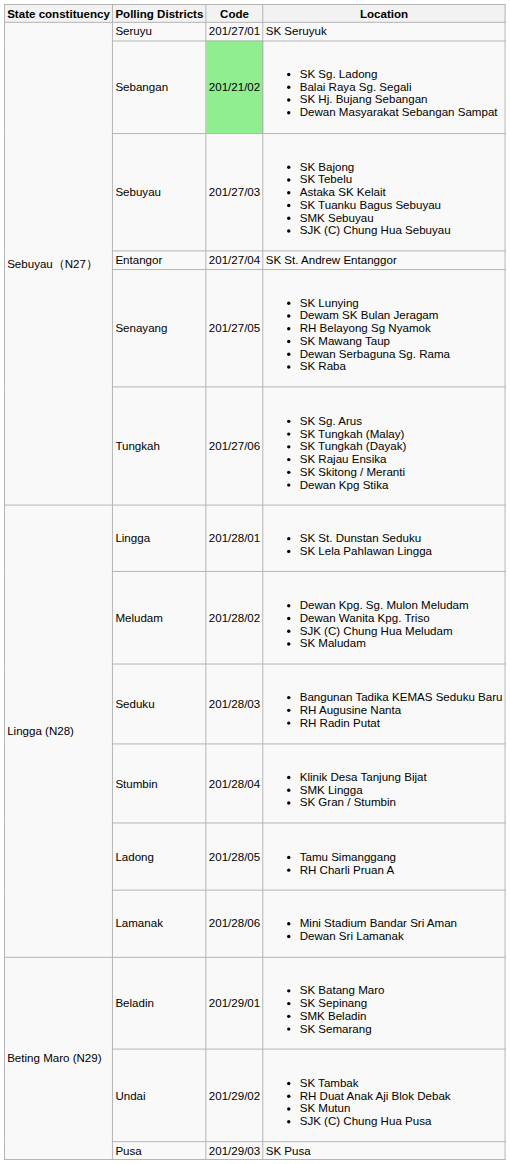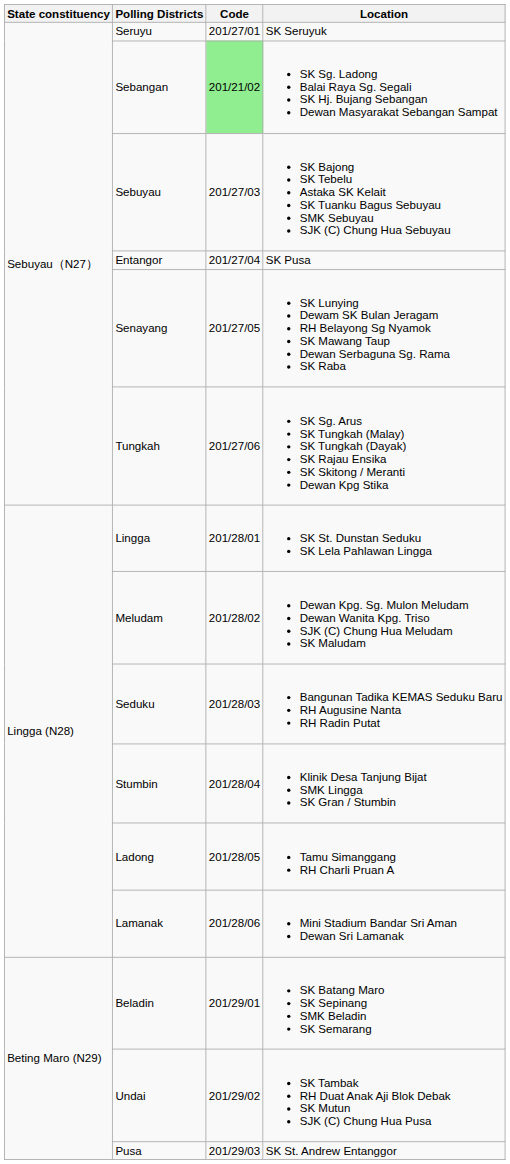(331, 260) SK St. Andrew Entanggor -> (288, 260) SK Pusa
(288, 1150) SK Pusa -> (331, 1150) SK St. Andrew Entanggor
